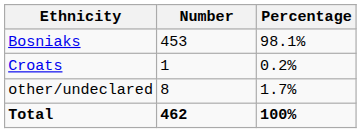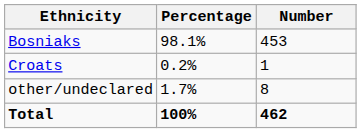columns swapped: (207, 17) <-> (307, 17)
